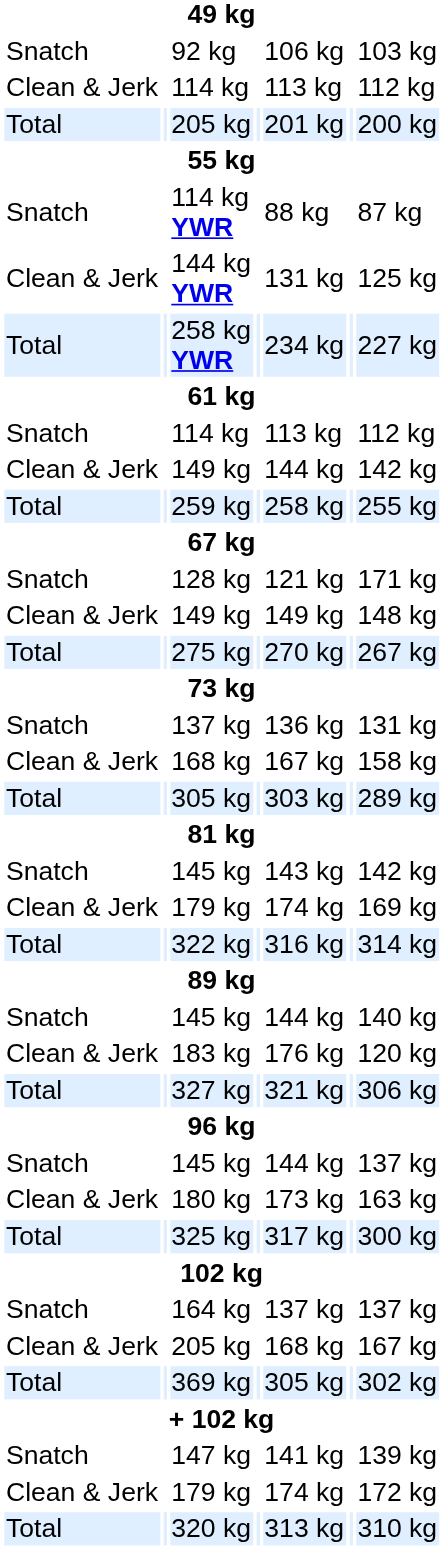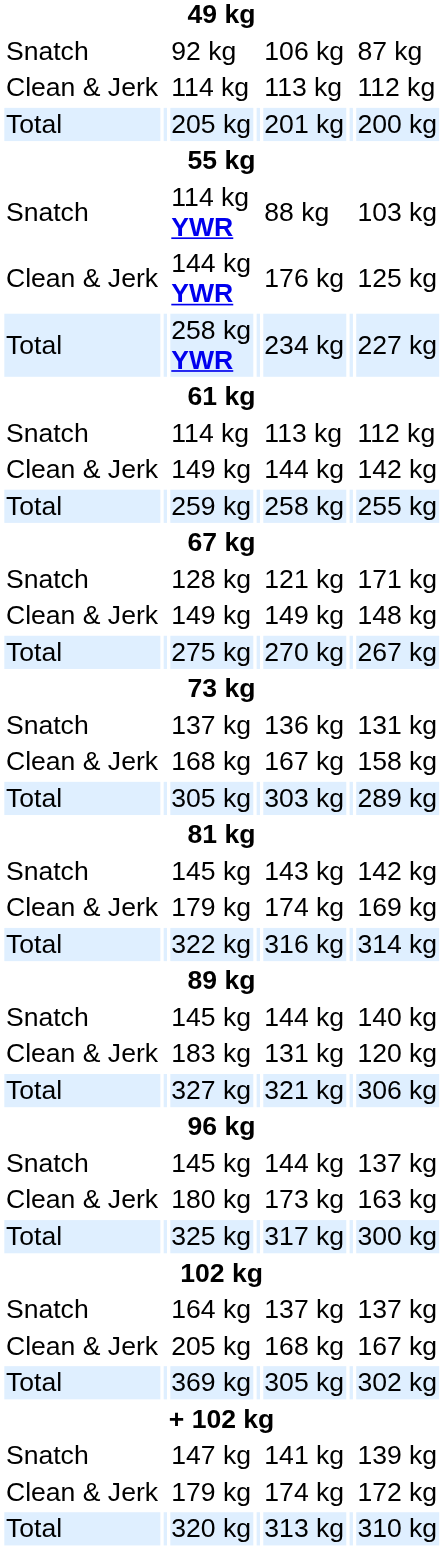(397, 51) 103 kg -> (390, 51) 87 kg
(390, 212) 87 kg -> (397, 212) 103 kg
(304, 278) 131 kg -> (304, 278) 176 kg
(304, 1053) 176 kg -> (304, 1053) 131 kg
